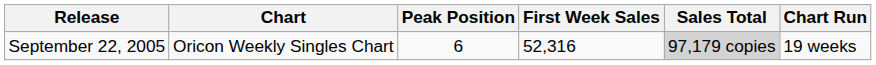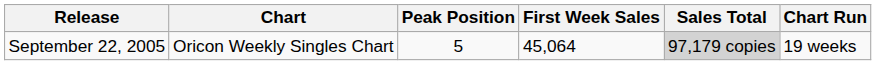(458, 45) 6 -> (458, 45) 5
(549, 45) 52,316 -> (549, 45) 45,064
